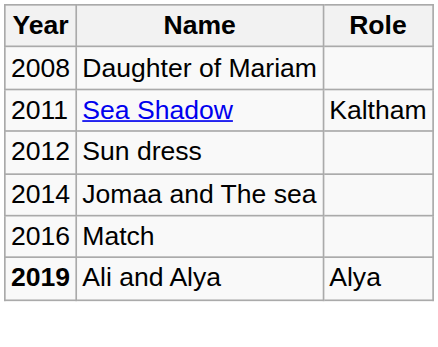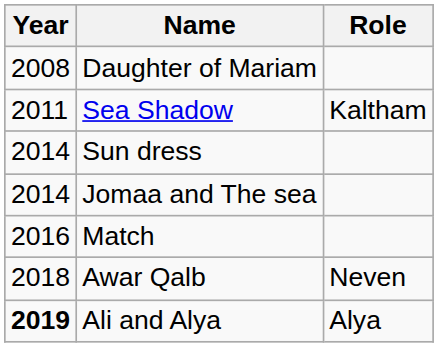(40, 151) 2012 -> (40, 151) 2014
+ row: (144, 278)
